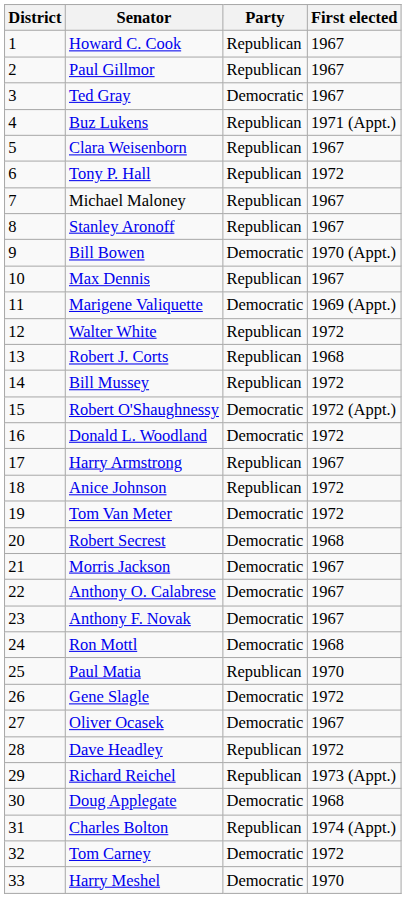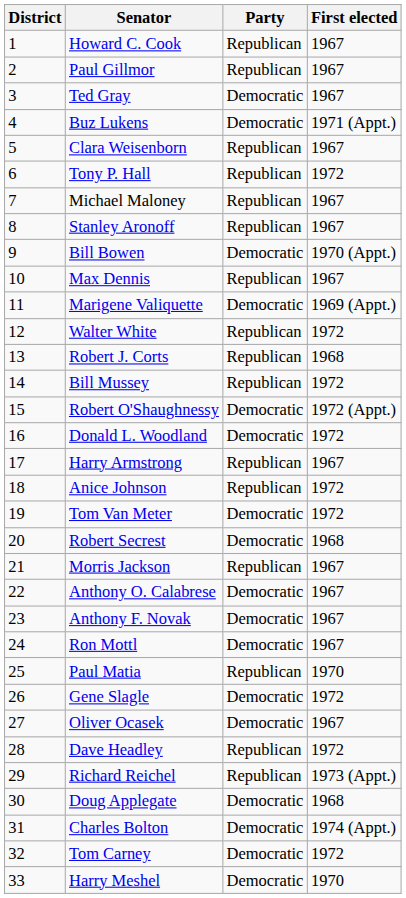(264, 122) Republican -> (265, 122) Democratic
(265, 566) Democratic -> (264, 566) Republican
(327, 644) 1968 -> (327, 644) 1967
(264, 827) Republican -> (265, 827) Democratic
